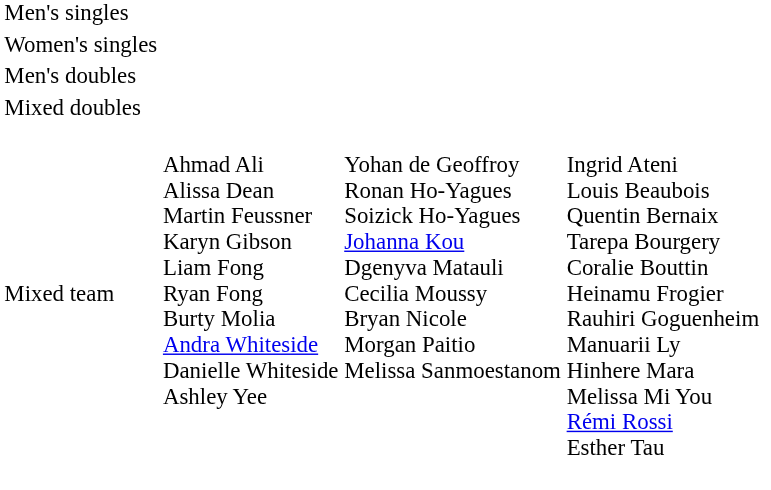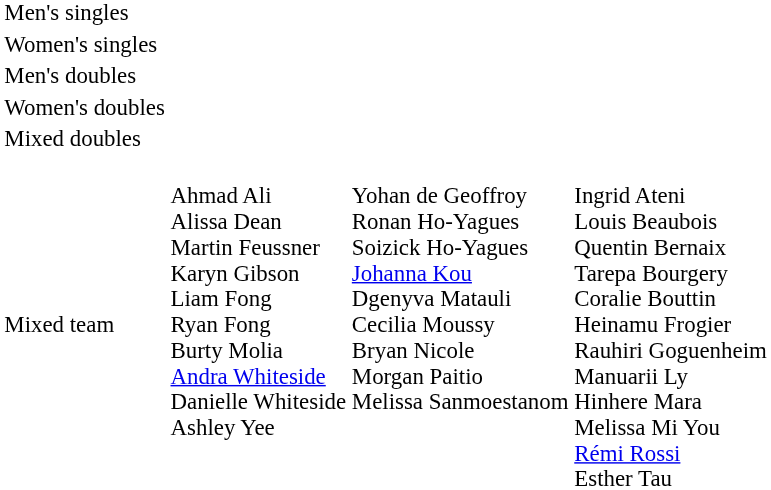+ row: (85, 107)
